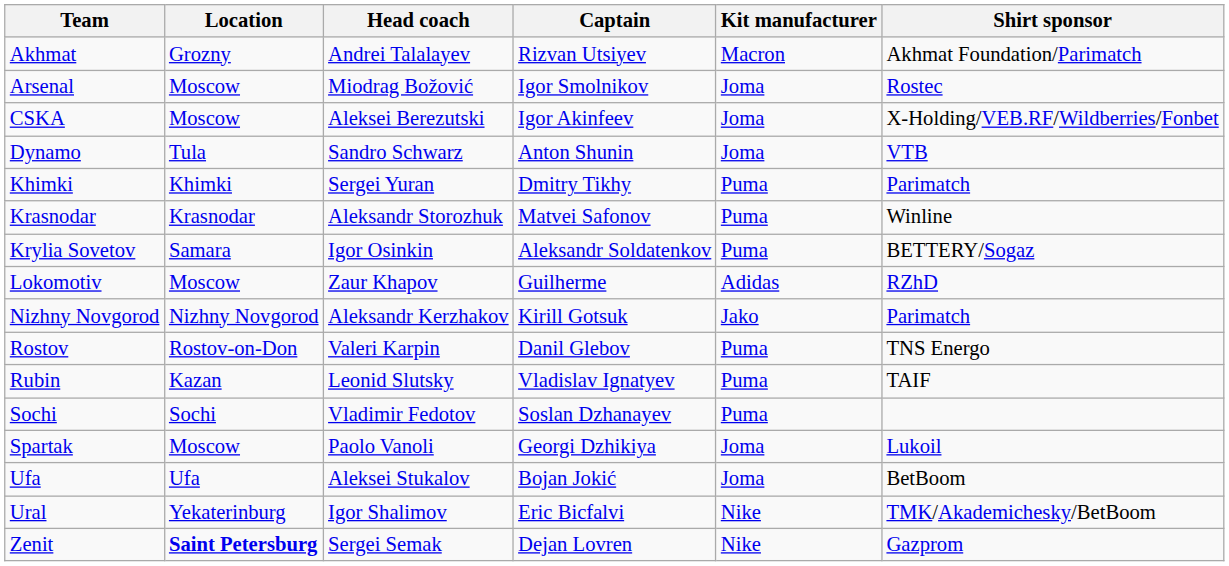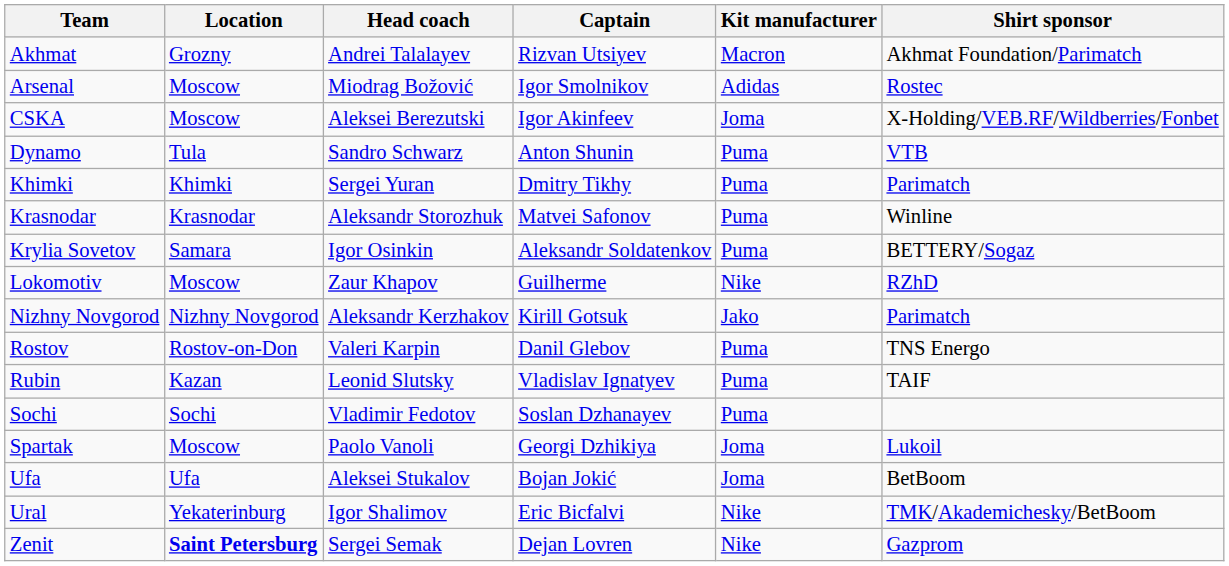(743, 86) Joma -> (750, 86) Adidas
(743, 151) Joma -> (744, 151) Puma
(750, 282) Adidas -> (741, 282) Nike
